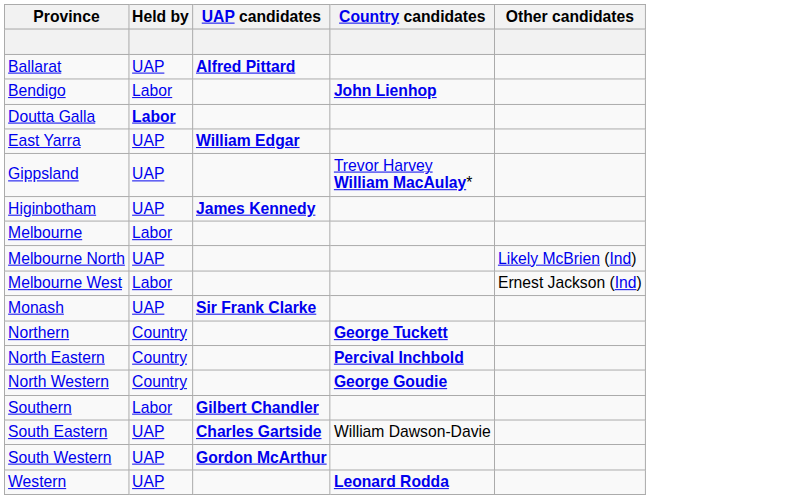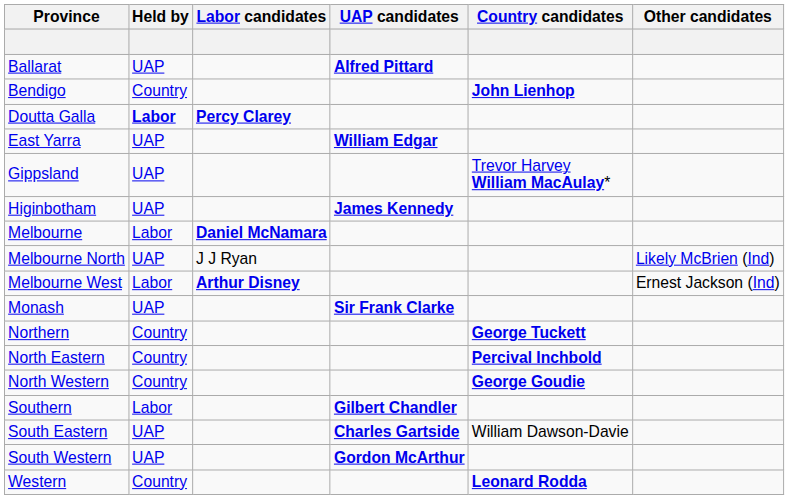+ column: (261, 42)
(152, 91) Labor -> (160, 91) Country
(148, 482) UAP -> (160, 482) Country
